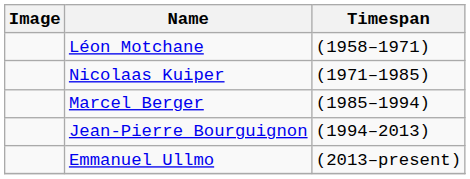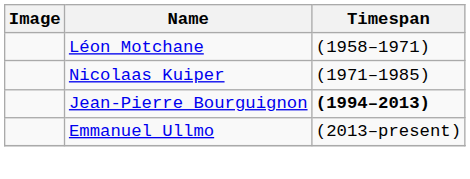- row: (136, 103)
(373, 131) normal -> (373, 103) bold
